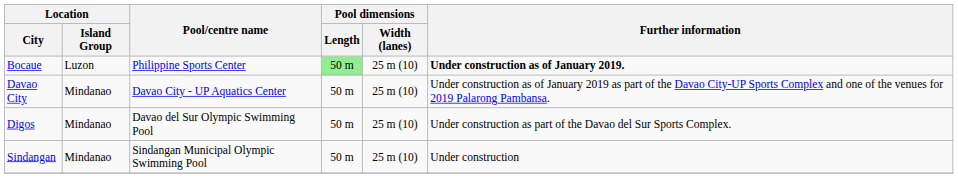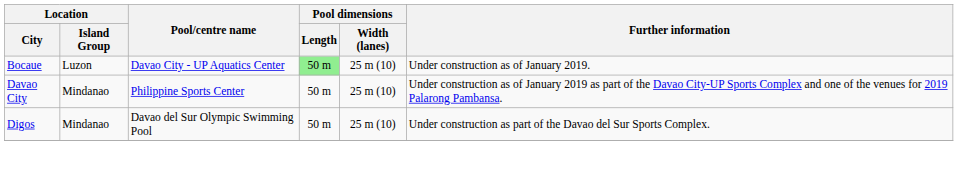(189, 65) Philippine Sports Center -> (208, 65) Davao City - UP Aquatics Center
(527, 65) bold -> (500, 65) normal
(209, 91) Davao City - UP Aquatics Center -> (187, 91) Philippine Sports Center
- row: (31, 157)
